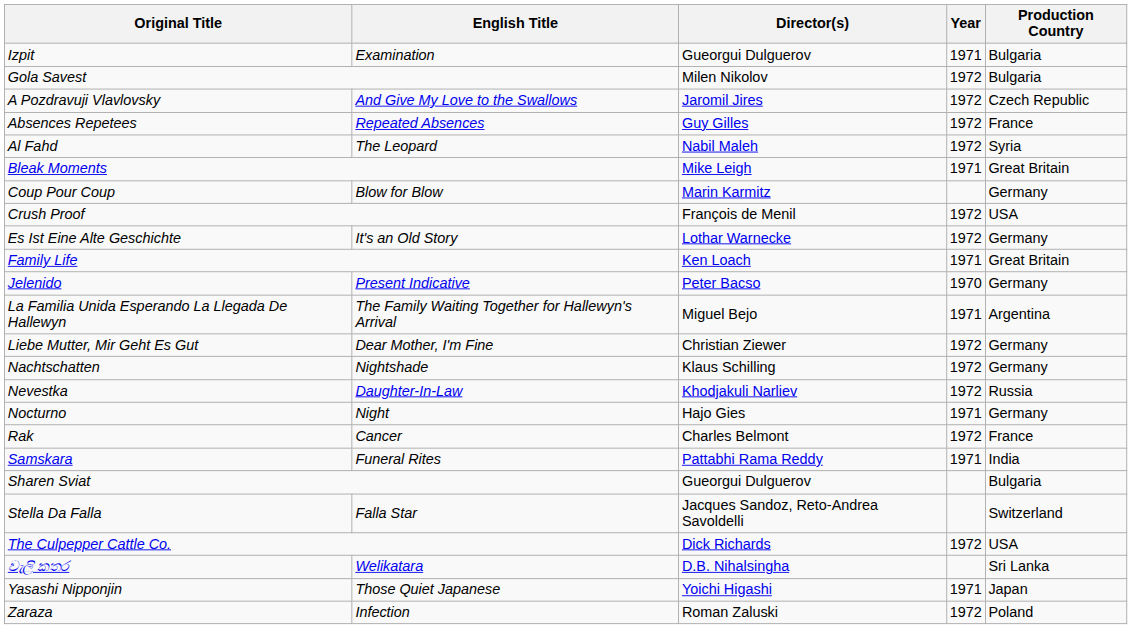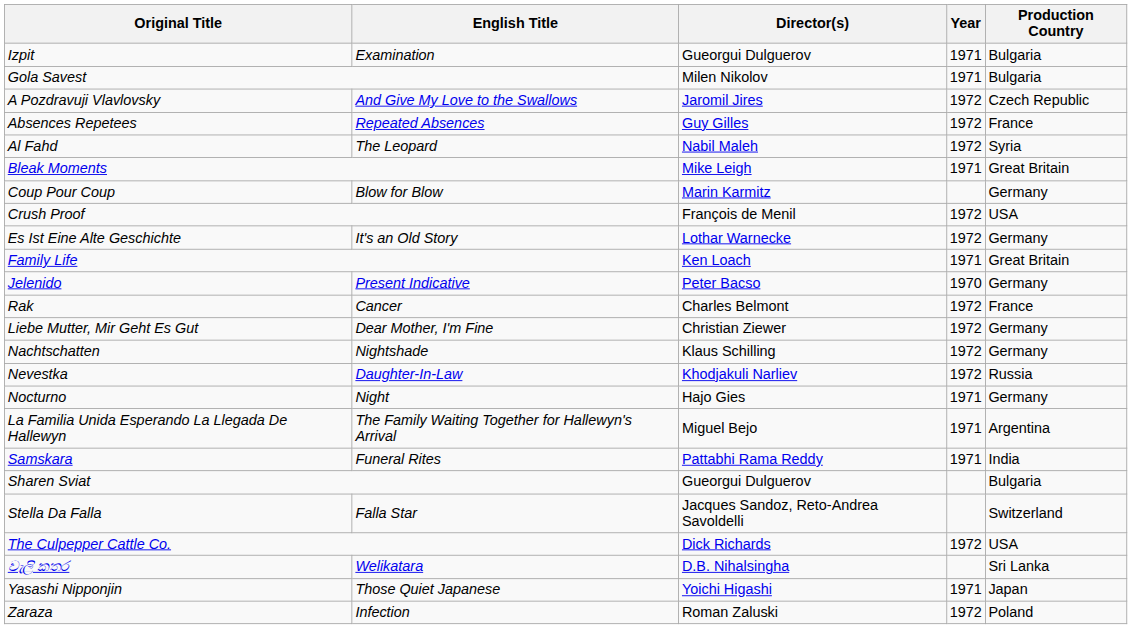(966, 77) 1972 -> (966, 77) 1971
rows swapped: (147, 314) <-> (21, 436)
